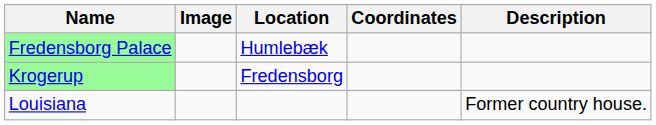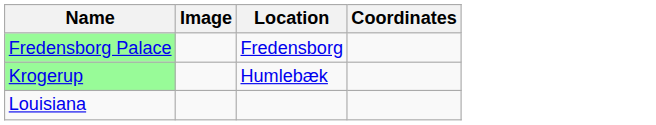- column: (556, 18)
(284, 47) Humlebæk -> (292, 47) Fredensborg
(292, 76) Fredensborg -> (284, 76) Humlebæk
